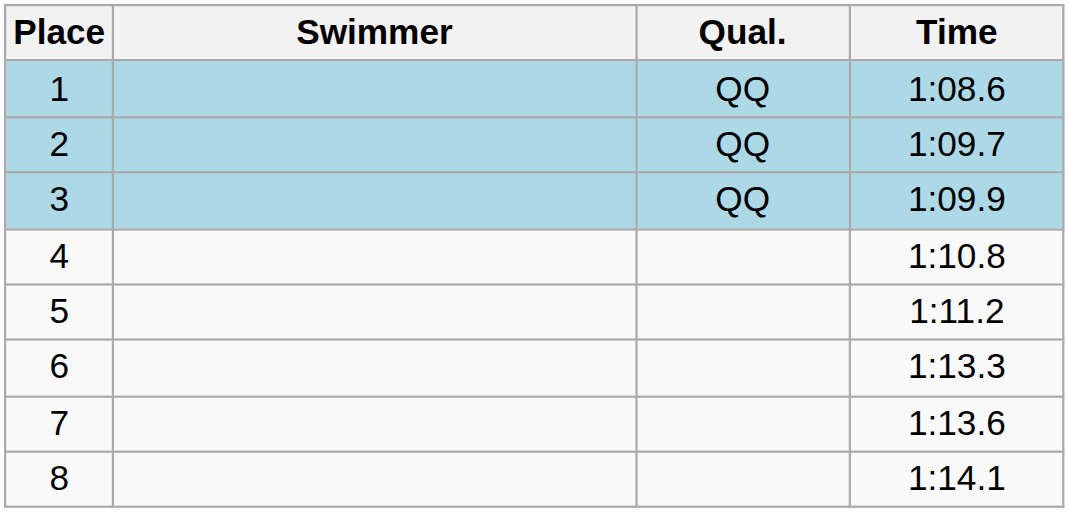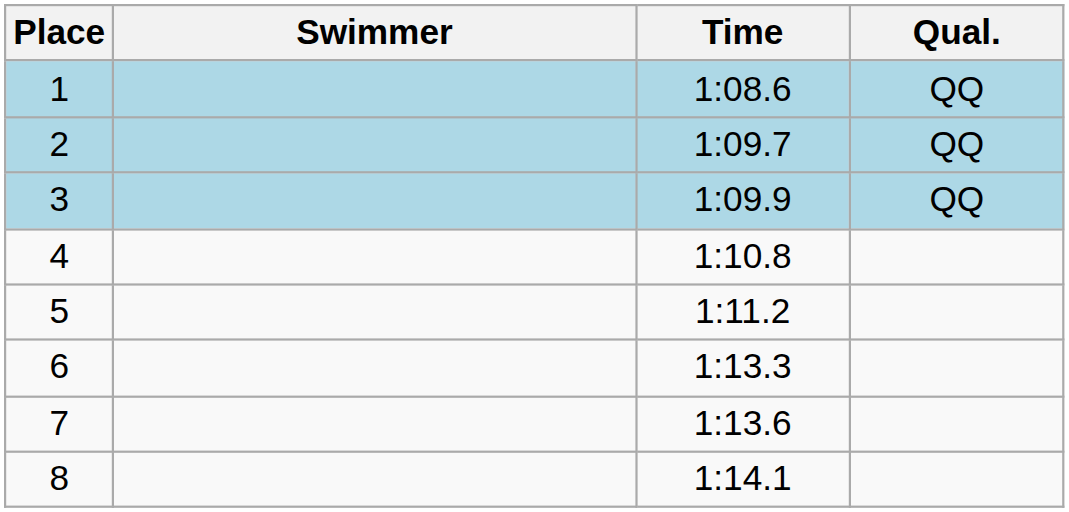columns swapped: (957, 32) <-> (743, 32)
